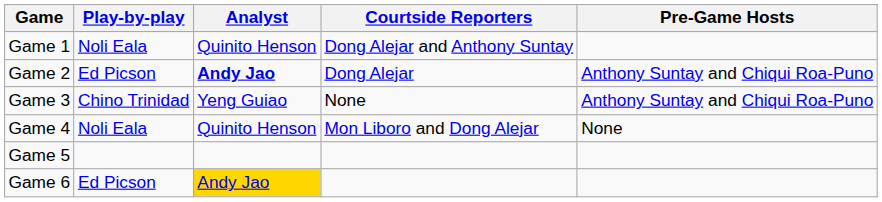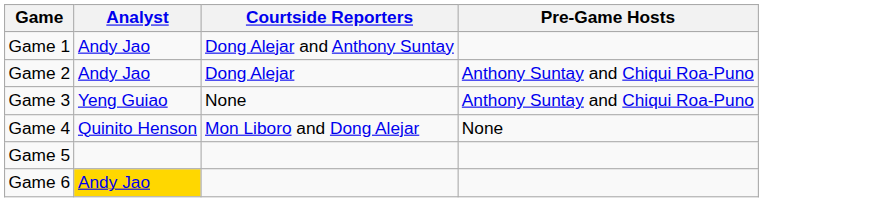- column: (134, 18)
(257, 45) Quinito Henson -> (114, 45) Andy Jao
(236, 73) bold -> (114, 73) normal
